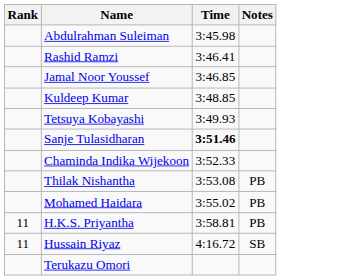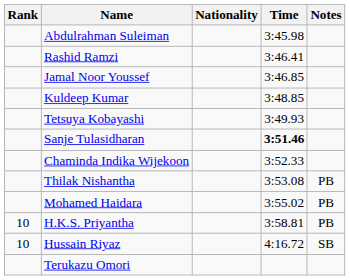+ column: (226, 14)
(23, 222) 11 -> (23, 222) 10
(23, 243) 11 -> (23, 243) 10
